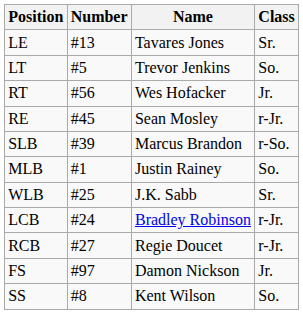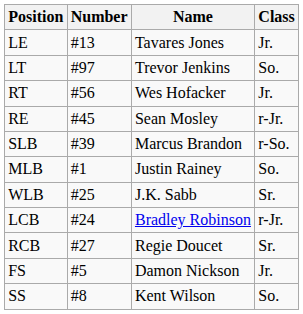(267, 42) Sr. -> (266, 42) Jr.
(79, 67) #5 -> (83, 67) #97
(271, 245) r-Jr. -> (267, 245) Sr.
(83, 270) #97 -> (79, 270) #5
